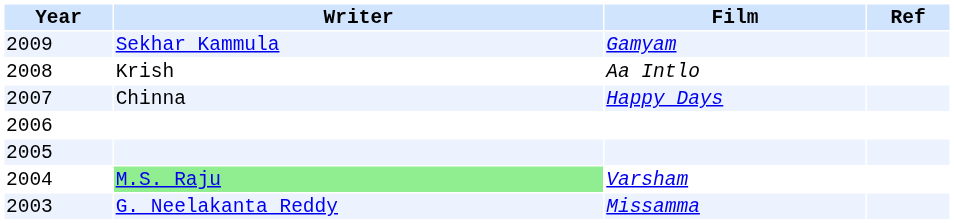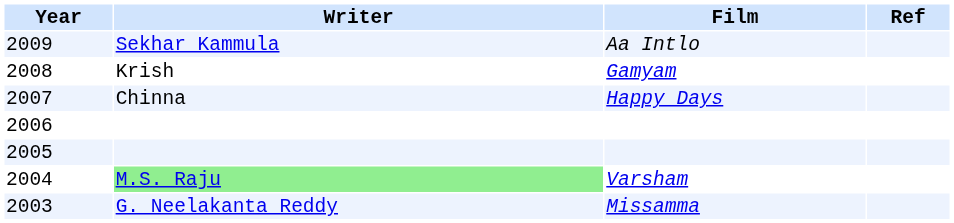(641, 44) Gamyam -> (653, 44) Aa Intlo
(653, 71) Aa Intlo -> (641, 71) Gamyam
